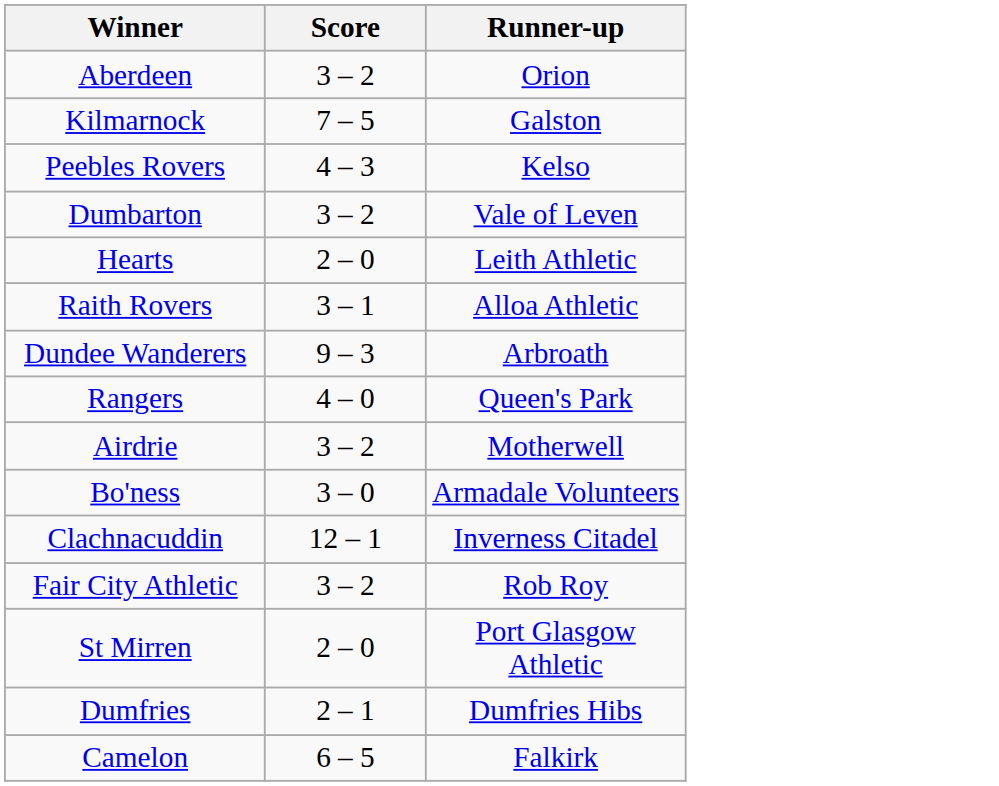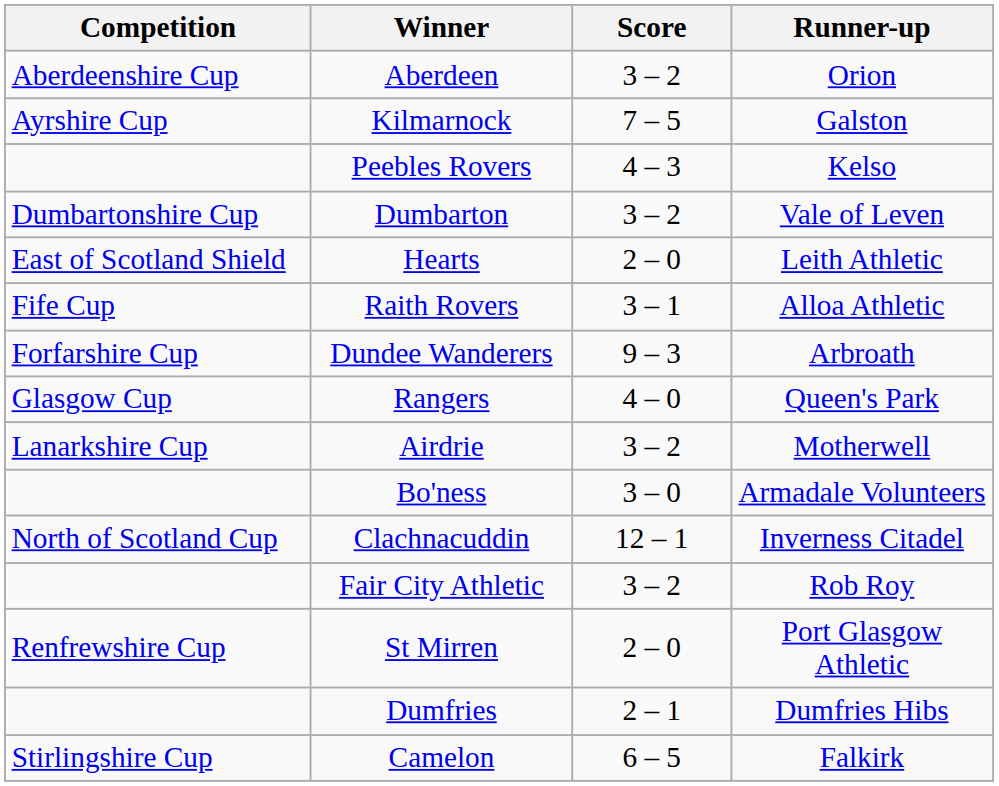+ column: (158, 27)
